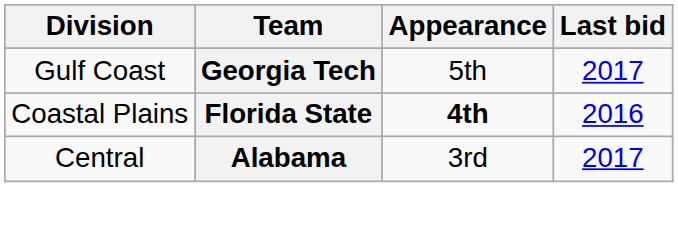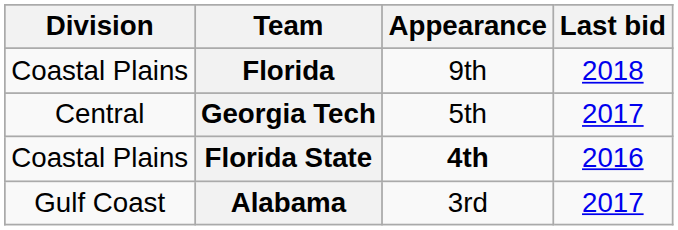+ row: (288, 70)
(100, 70) Gulf Coast -> (100, 114) Central
(100, 158) Central -> (100, 202) Gulf Coast
